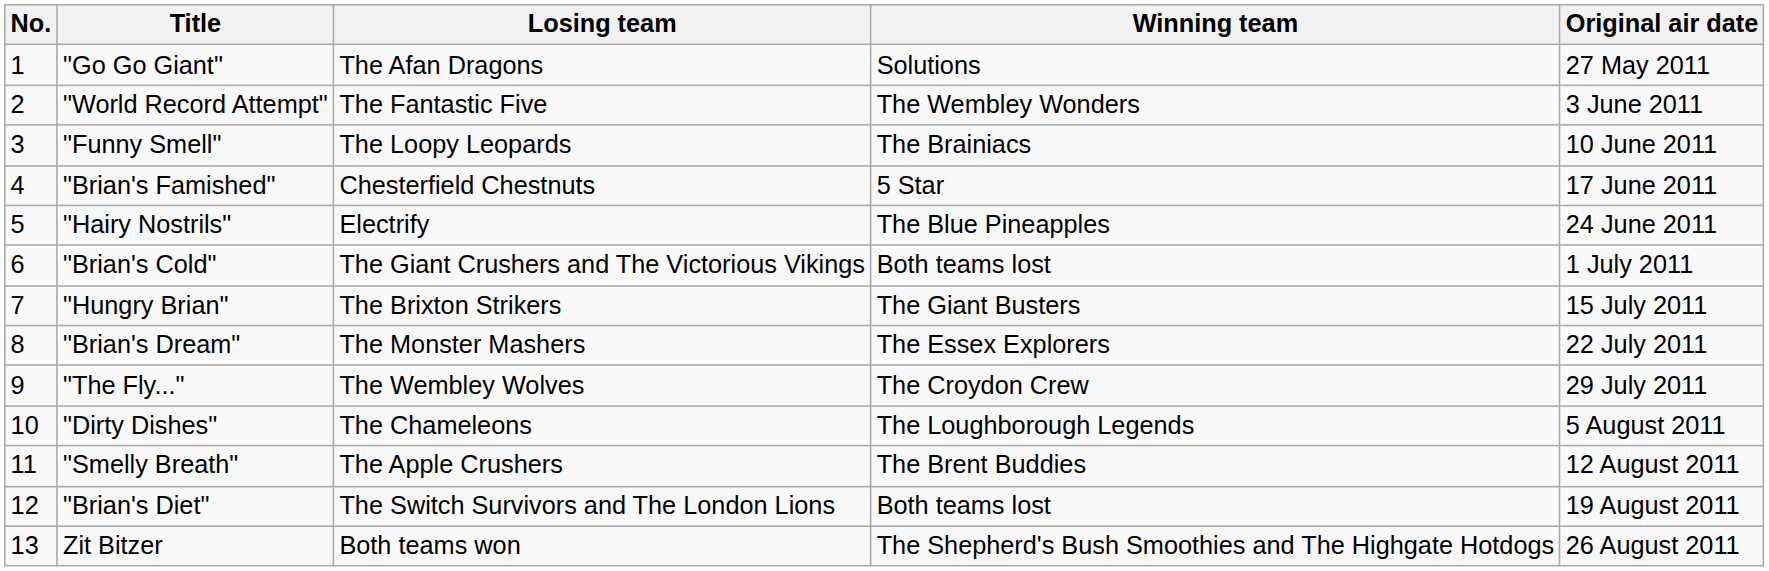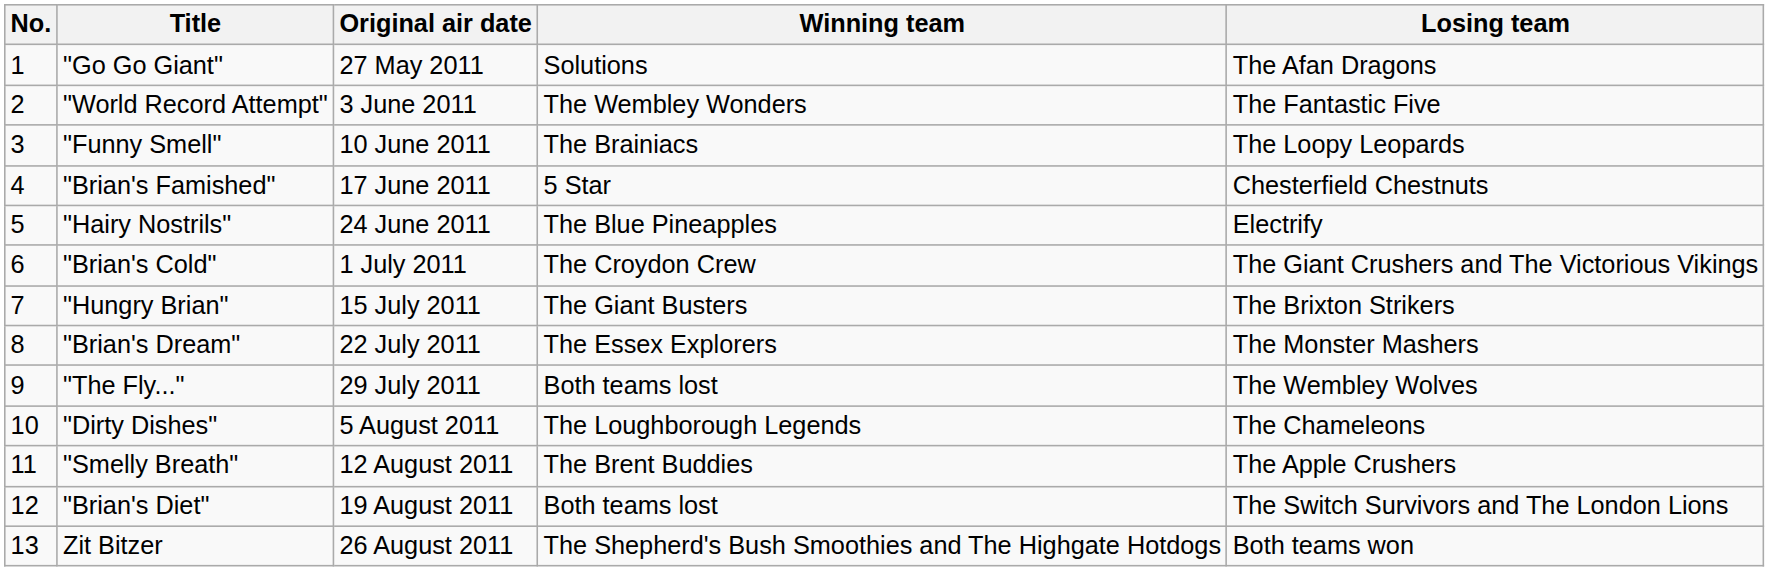columns swapped: (1662, 24) <-> (602, 24)
(964, 265) Both teams lost -> (650, 265) The Croydon Crew
(983, 385) The Croydon Crew -> (631, 385) Both teams lost
